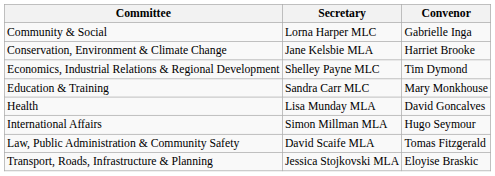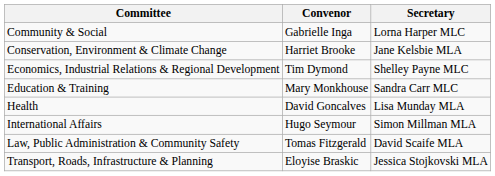columns swapped: (446, 13) <-> (342, 13)
